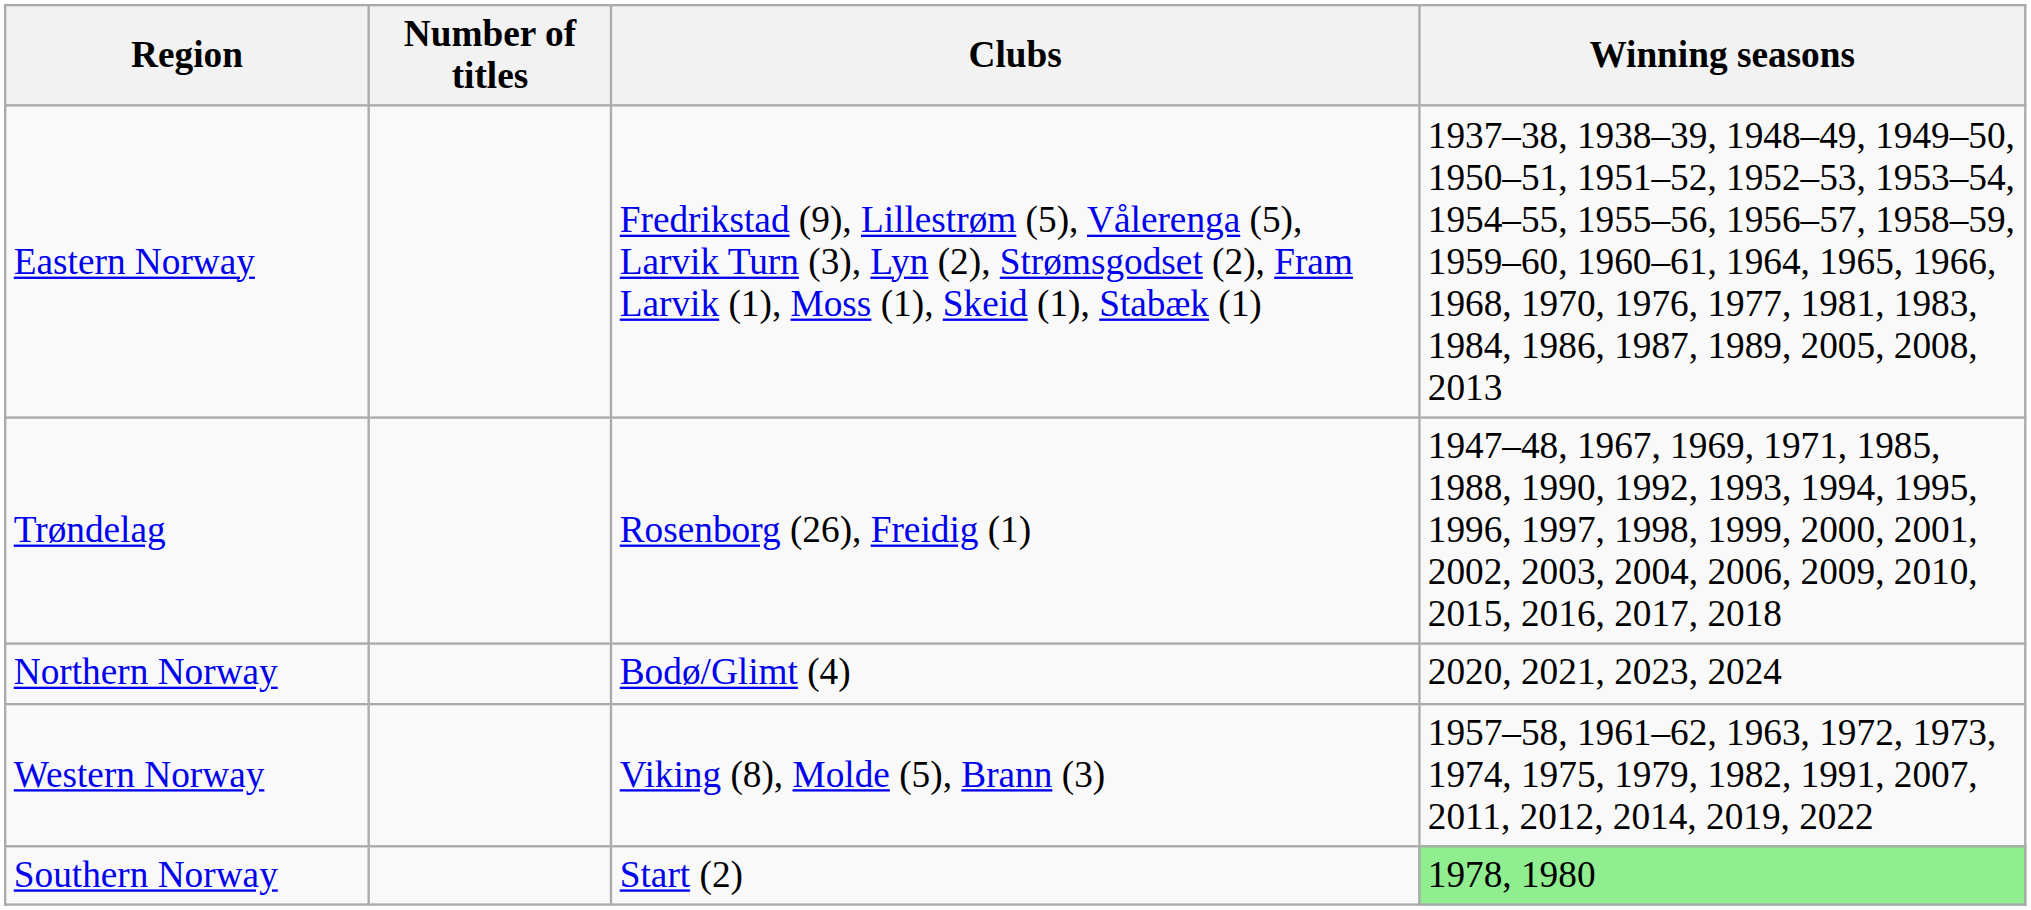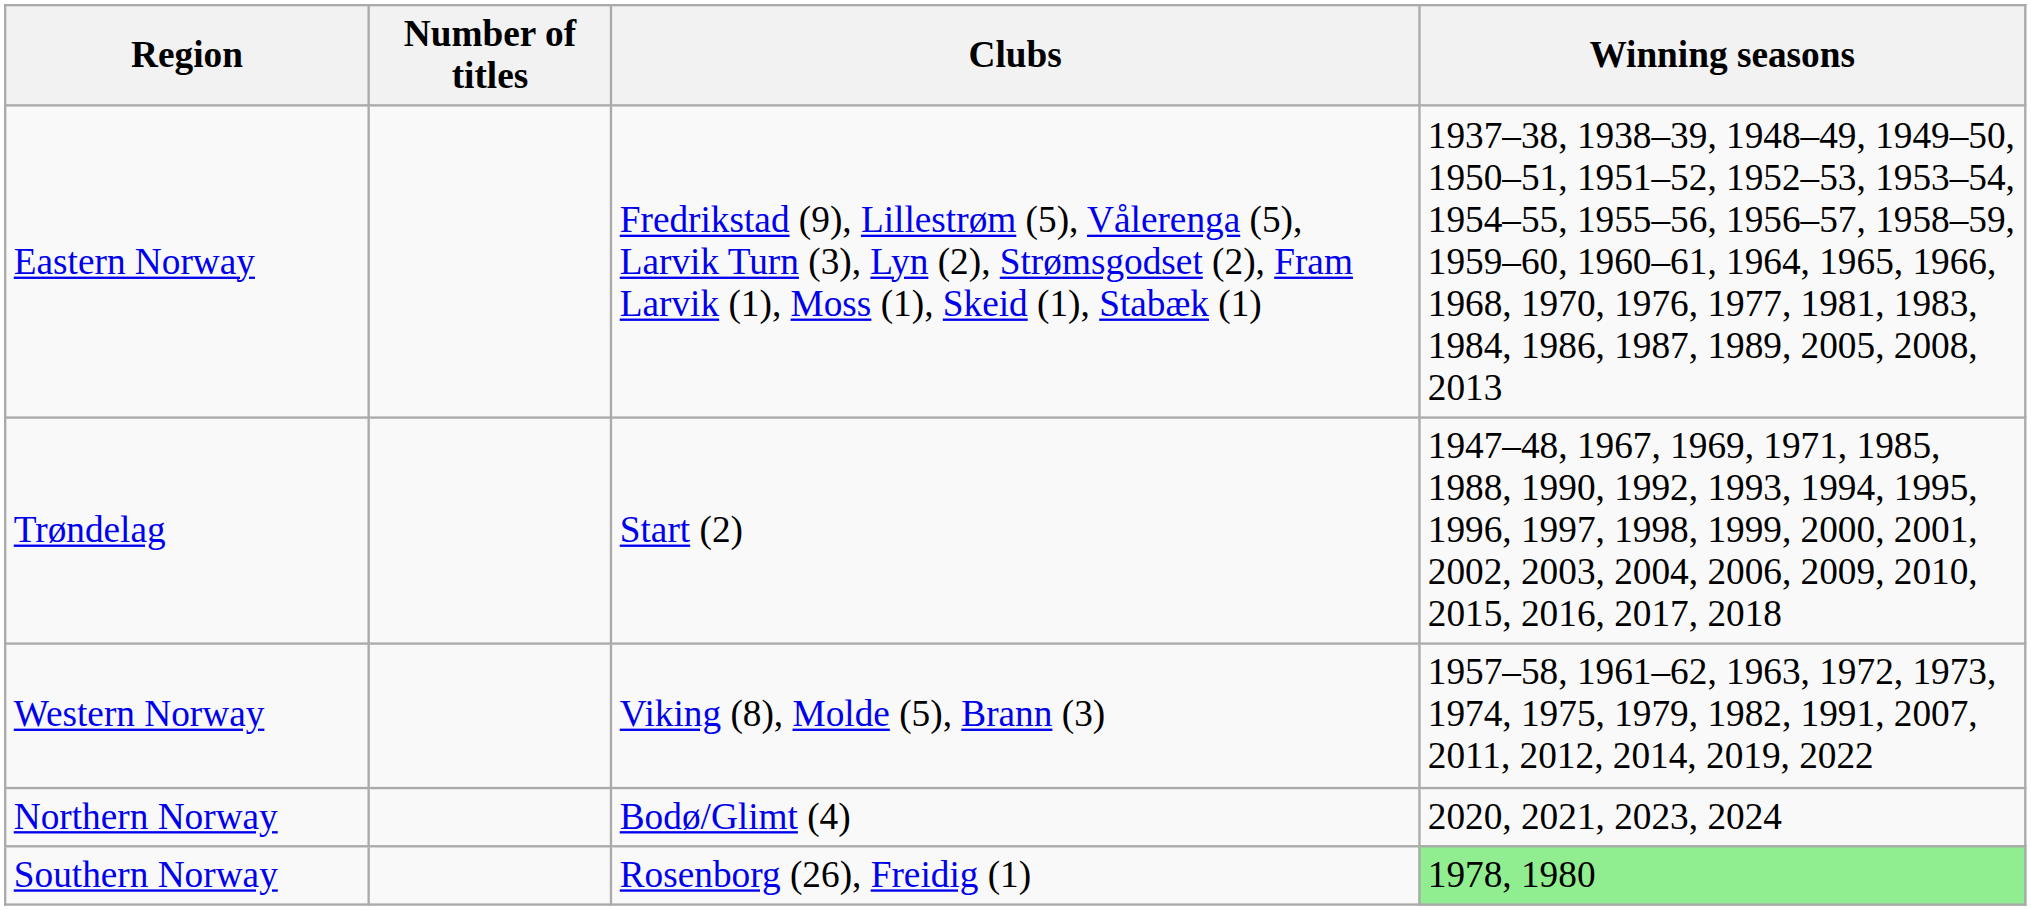(825, 529) Rosenborg (26), Freidig (1) -> (681, 529) Start (2)
rows swapped: (139, 773) <-> (146, 672)
(681, 874) Start (2) -> (825, 874) Rosenborg (26), Freidig (1)
